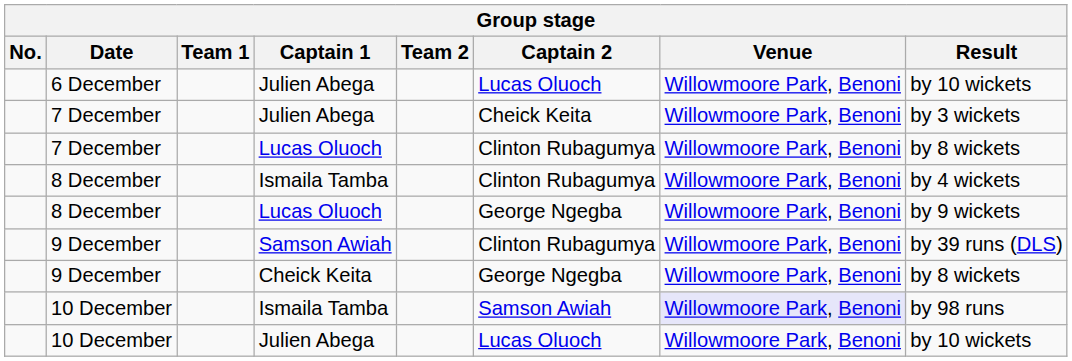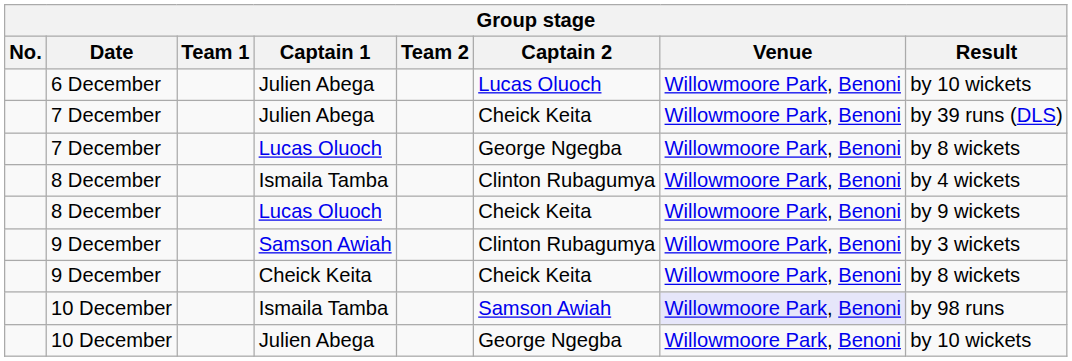(965, 116) by 3 wickets -> (986, 116) by 39 runs (DLS)
(567, 148) Clinton Rubagumya -> (550, 148) George Ngegba
(550, 212) George Ngegba -> (535, 212) Cheick Keita
(986, 244) by 39 runs (DLS) -> (965, 244) by 3 wickets
(550, 276) George Ngegba -> (535, 276) Cheick Keita
(540, 340) Lucas Oluoch -> (550, 340) George Ngegba
